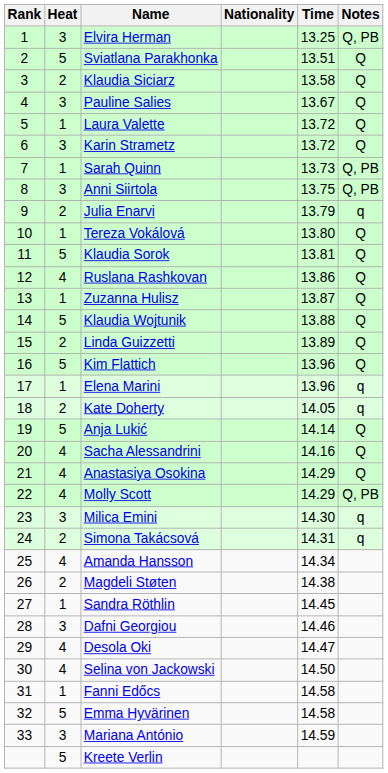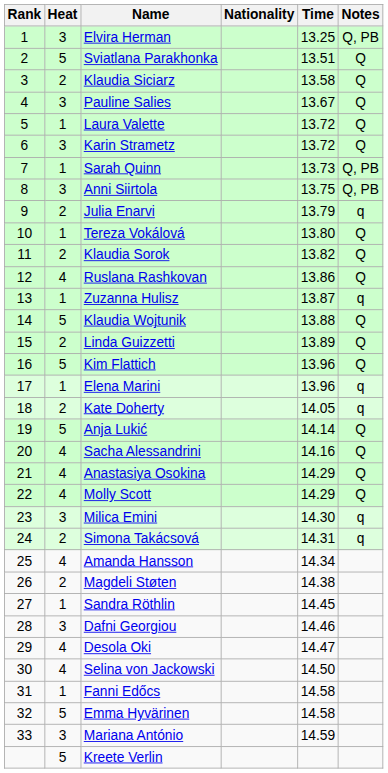(63, 255) 5 -> (63, 255) 2
(318, 255) 13.81 -> (318, 255) 13.82
(361, 299) Q -> (361, 299) q
(361, 495) Q, PB -> (361, 495) Q
